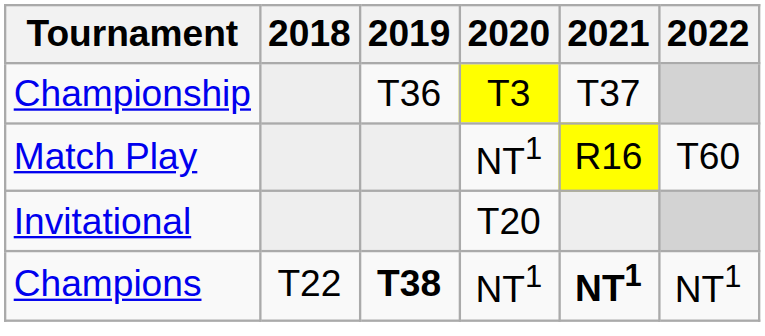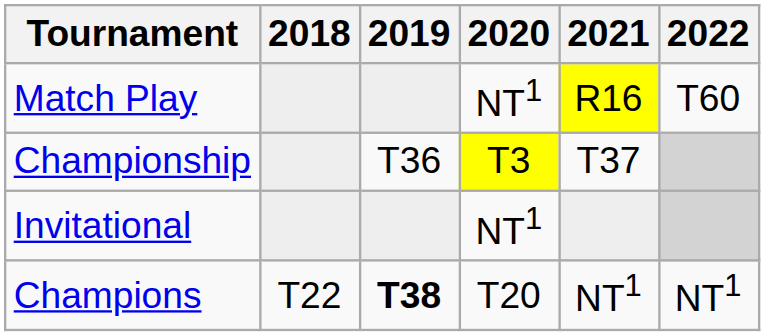rows swapped: (132, 92) <-> (106, 156)
(509, 220) T20 -> (509, 225) NT1
(509, 284) NT1 -> (509, 294) T20
(608, 284) bold -> (608, 294) normal
